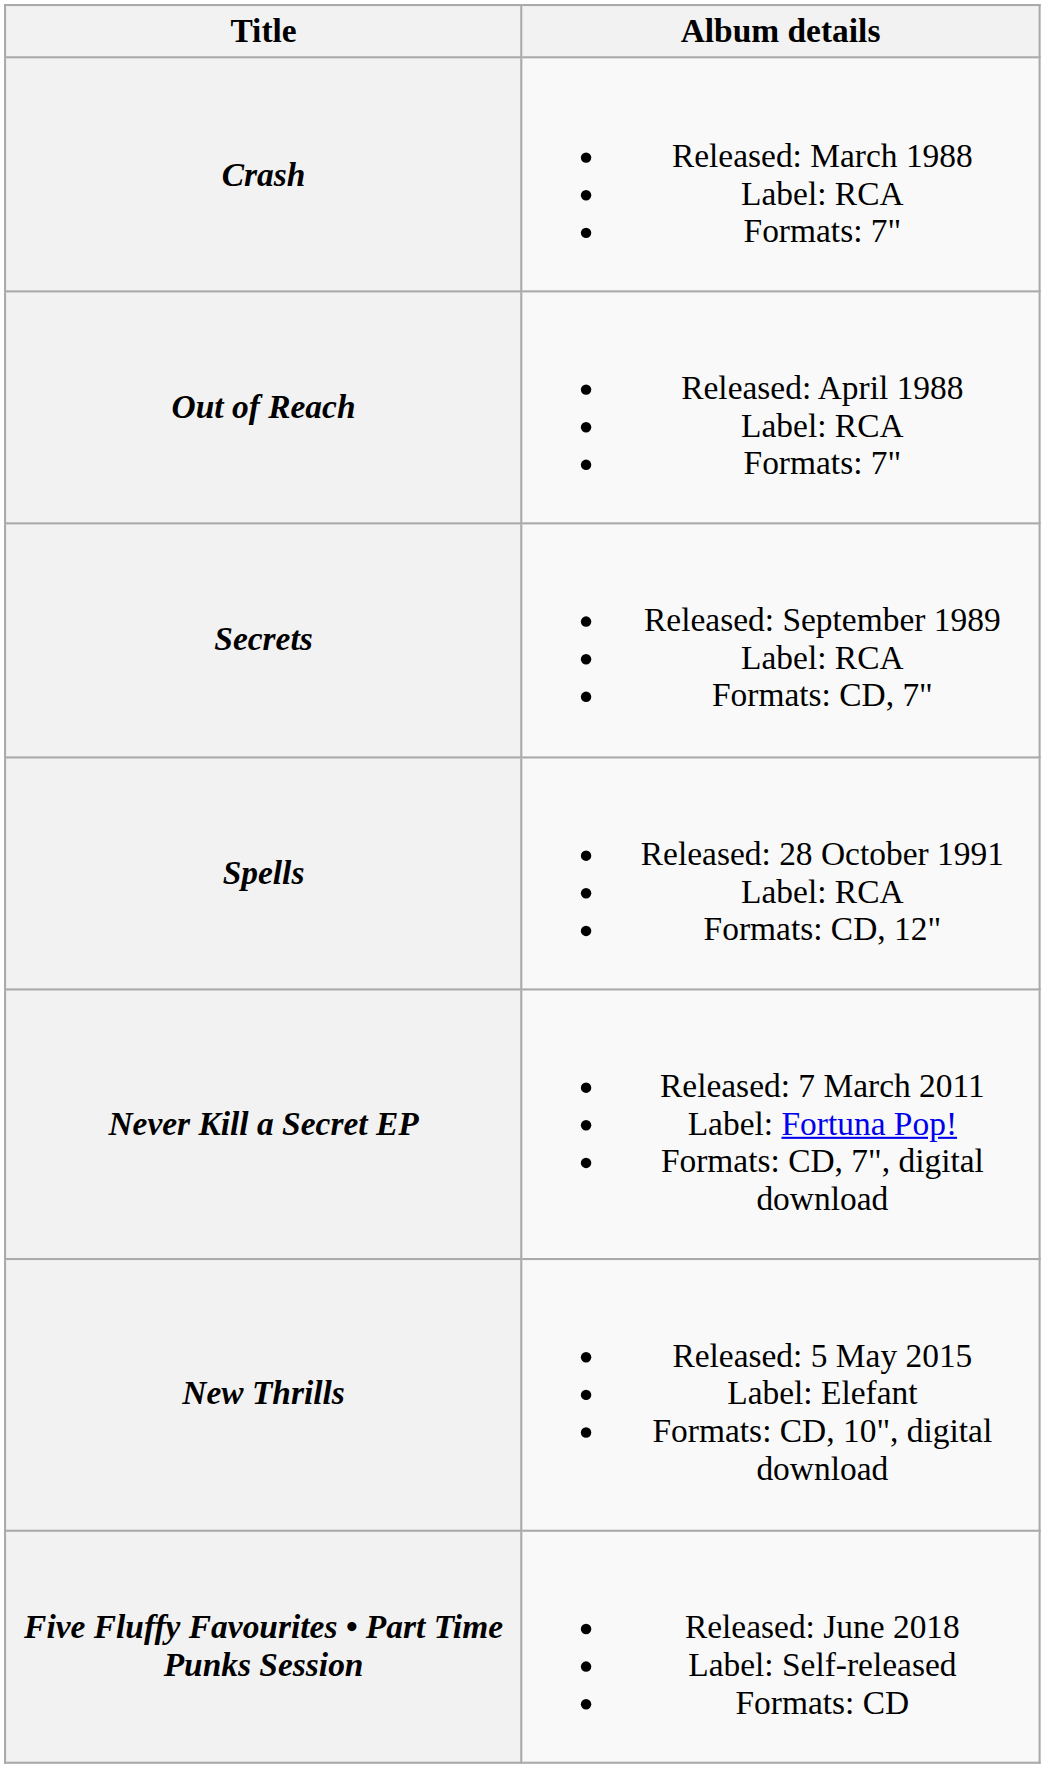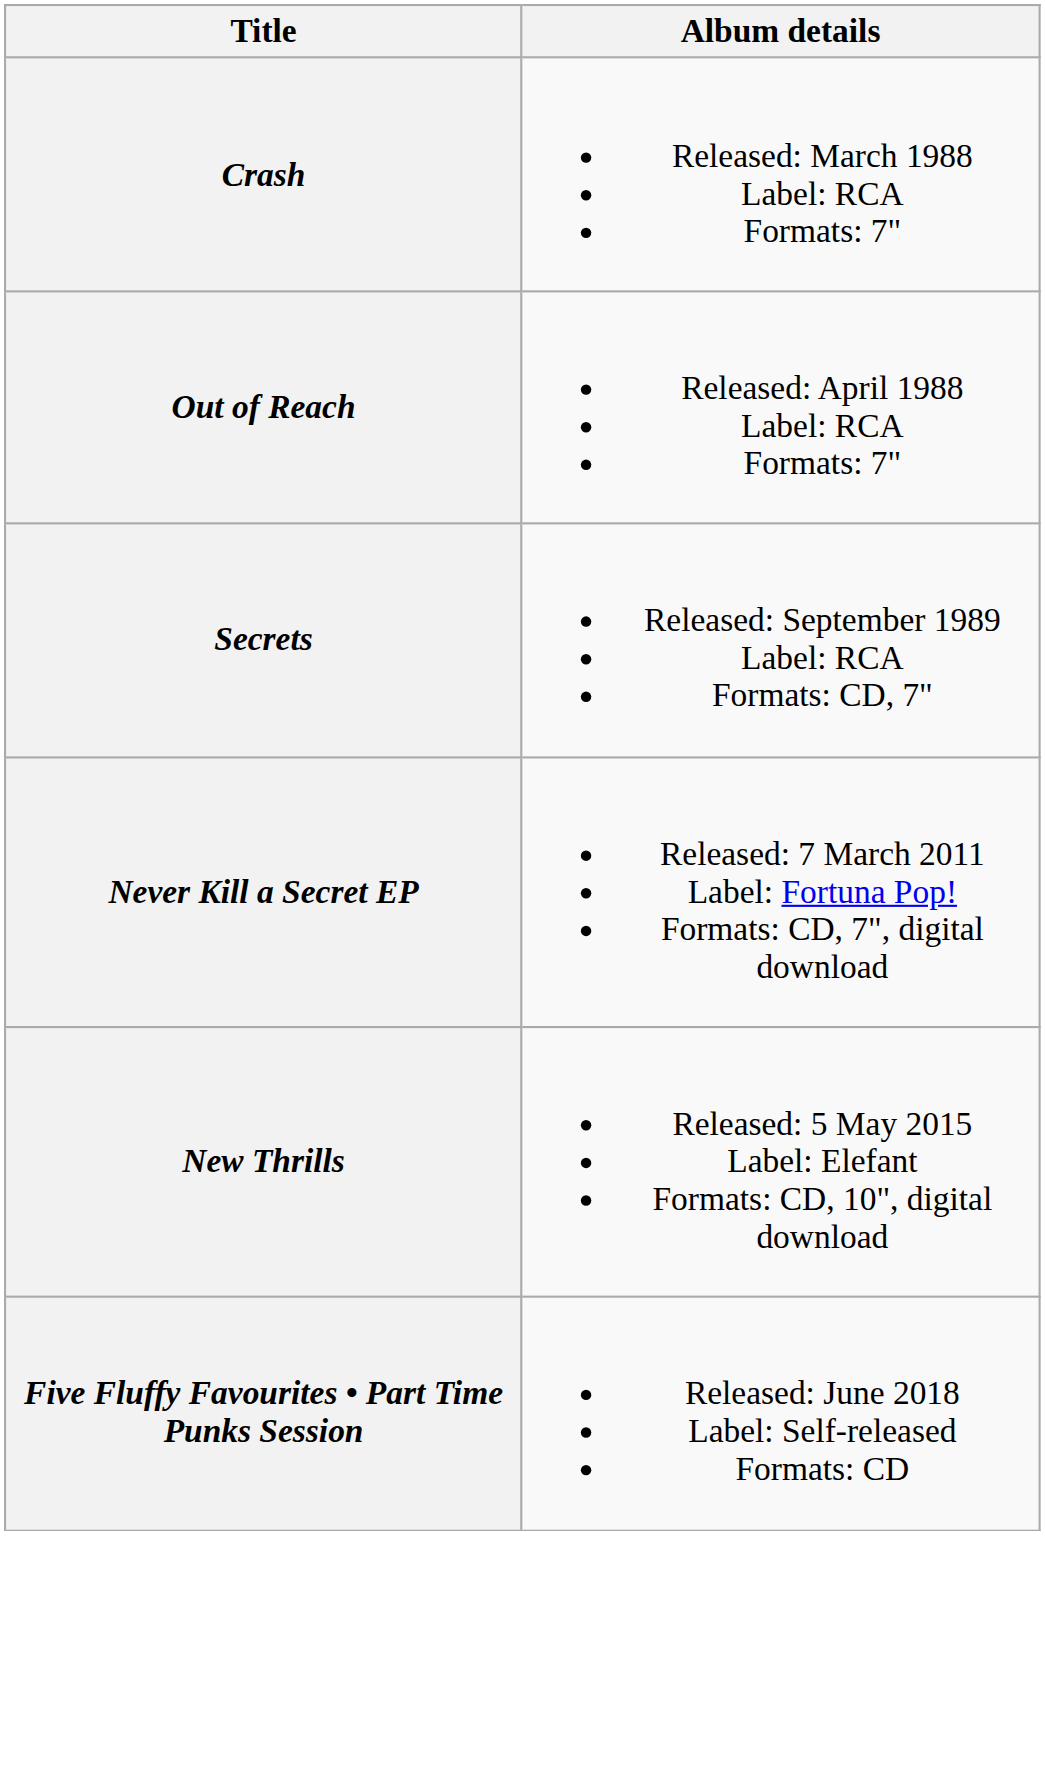- row: (264, 872)
